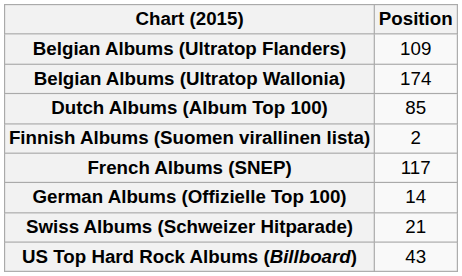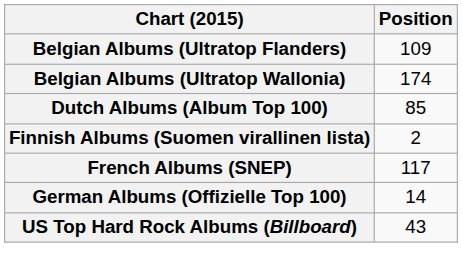- row: (190, 227)
